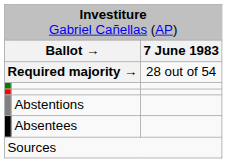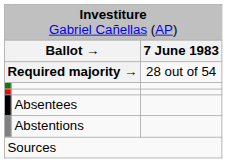rows swapped: (8, 105) <-> (8, 126)
